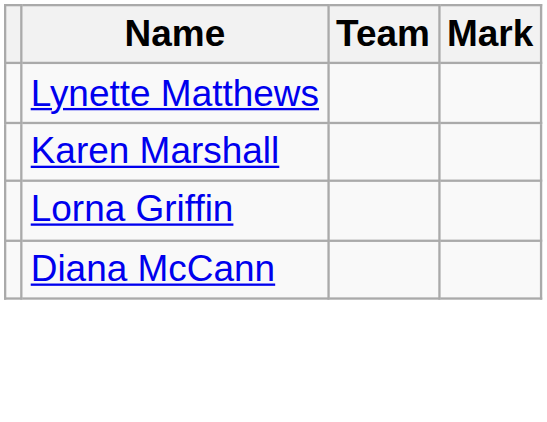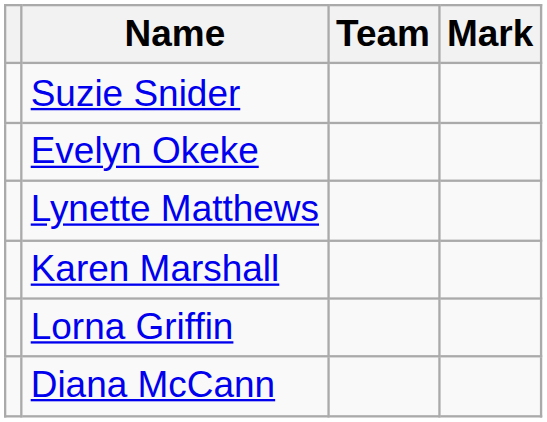+ row: (135, 92)
+ row: (145, 151)
